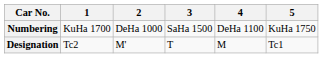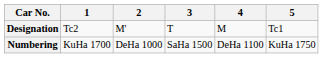rows swapped: (33, 45) <-> (33, 28)
